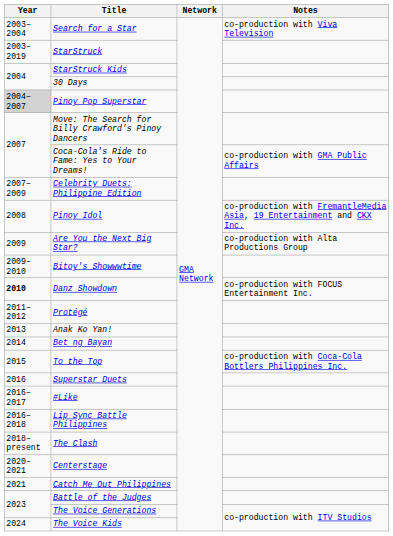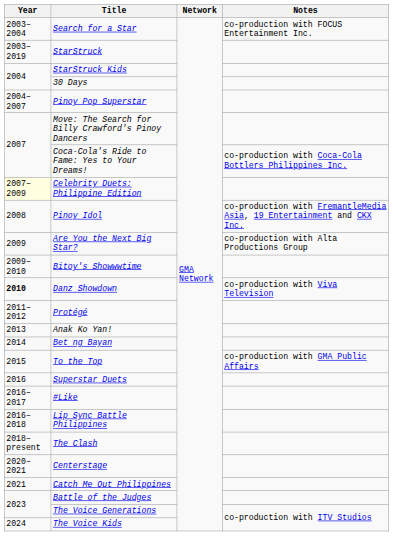(281, 29) co-production with Viva Television -> (283, 29) co-production with FOCUS Entertainment Inc.
(19, 101) lightgrey background -> (19, 101) no background
(295, 161) co-production with GMA Public Affairs -> (293, 161) co-production with Coca-Cola Bottlers Philippines Inc.
(19, 189) no background -> (19, 189) lightyellow background
(283, 289) co-production with FOCUS Entertainment Inc. -> (281, 289) co-production with Viva Television
(293, 362) co-production with Coca-Cola Bottlers Philippines Inc. -> (295, 362) co-production with GMA Public Affairs
